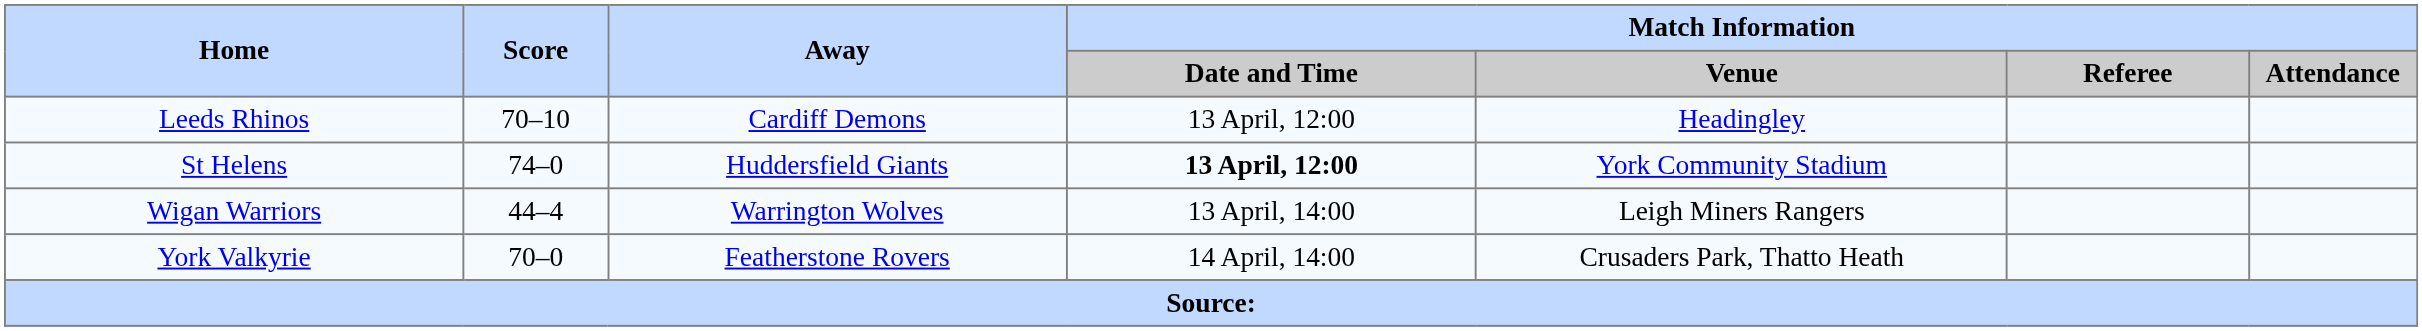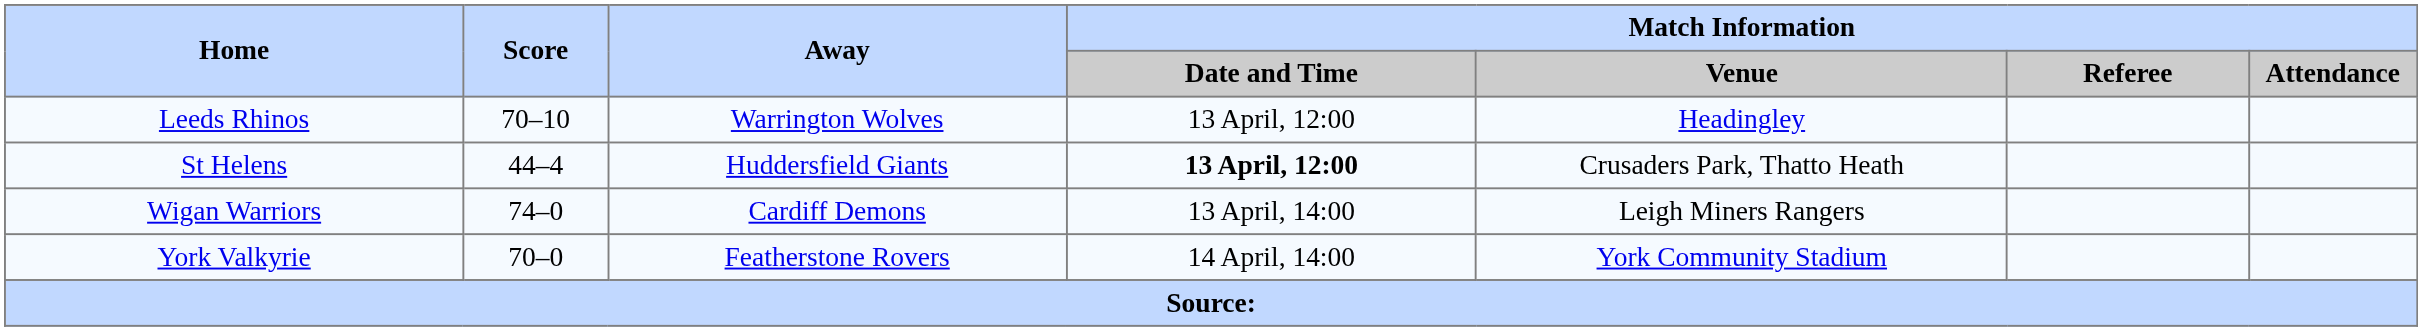(837, 119) Cardiff Demons -> (837, 119) Warrington Wolves
(536, 164) 74–0 -> (536, 164) 44–4
(1742, 164) York Community Stadium -> (1742, 164) Crusaders Park, Thatto Heath
(536, 210) 44–4 -> (536, 210) 74–0
(837, 210) Warrington Wolves -> (837, 210) Cardiff Demons
(1742, 256) Crusaders Park, Thatto Heath -> (1742, 256) York Community Stadium
